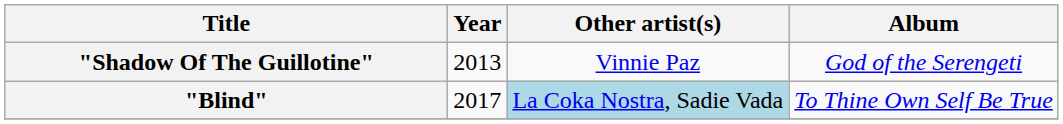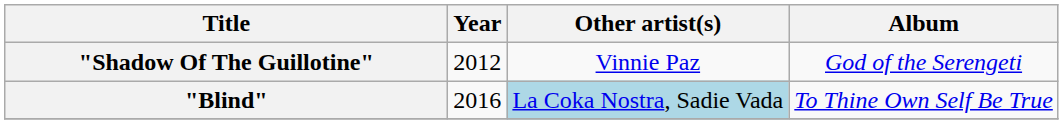(477, 61) 2013 -> (477, 61) 2012
(477, 99) 2017 -> (477, 99) 2016
